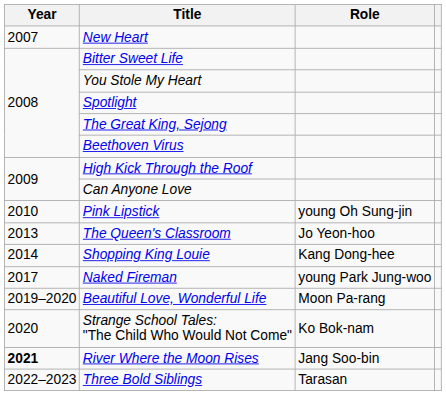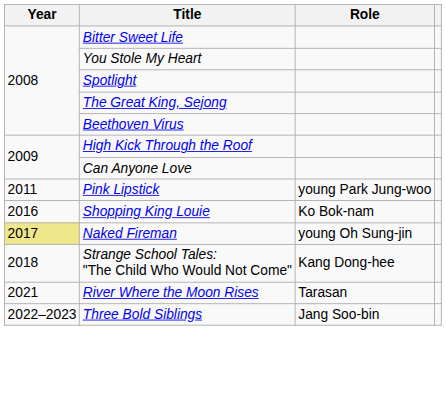- row: (115, 37)
(23, 211) 2010 -> (22, 189) 2011
(355, 211) young Oh Sung-jin -> (365, 189) young Park Jung-woo
- row: (157, 233)
(23, 255) 2014 -> (23, 211) 2016
(346, 255) Kang Dong-hee -> (336, 211) Ko Bok-nam
(23, 277) no background -> (23, 233) khaki background
(365, 277) young Park Jung-woo -> (355, 233) young Oh Sung-jin
- row: (175, 299)
(23, 328) 2020 -> (23, 263) 2018
(336, 328) Ko Bok-nam -> (346, 263) Kang Dong-hee
(23, 358) bold -> (23, 292) normal
(339, 358) Jang Soo-bin -> (323, 292) Tarasan
(323, 380) Tarasan -> (339, 314) Jang Soo-bin
